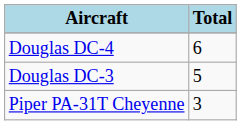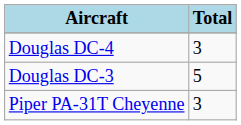(197, 47) 6 -> (197, 47) 3
